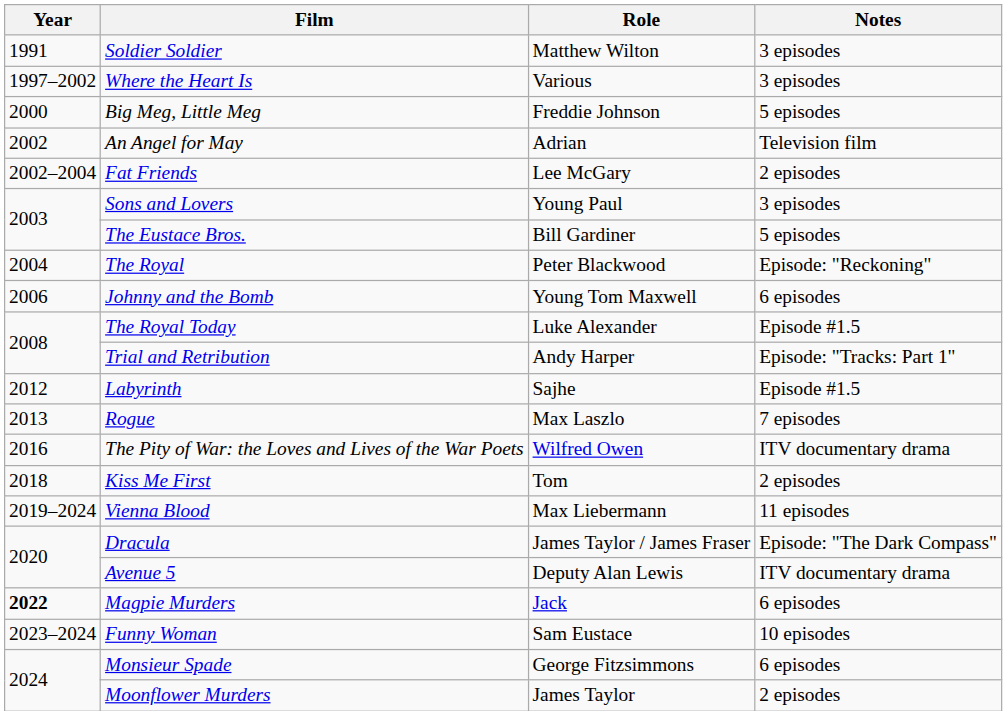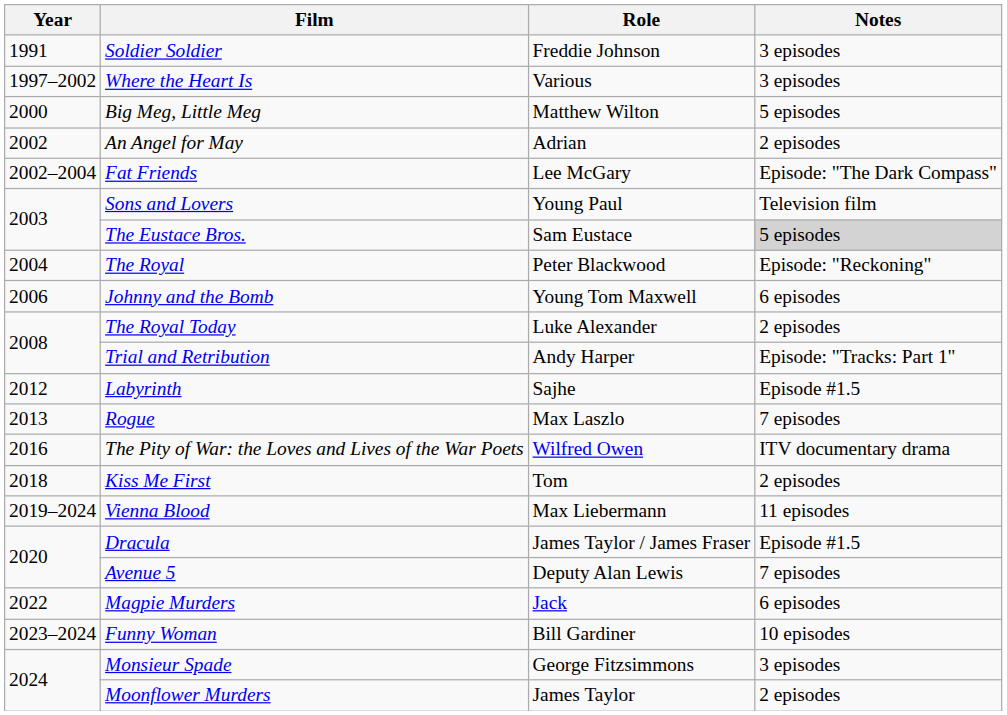(596, 50) Matthew Wilton -> (596, 50) Freddie Johnson
(596, 111) Freddie Johnson -> (596, 111) Matthew Wilton
(818, 142) Television film -> (800, 142) 2 episodes
(800, 173) 2 episodes -> (878, 173) Episode: "The Dark Compass"
(800, 204) 3 episodes -> (818, 204) Television film
(584, 234) Bill Gardiner -> (582, 234) Sam Eustace
(800, 234) no background -> (800, 234) lightgrey background
(810, 326) Episode #1.5 -> (800, 326) 2 episodes
(878, 541) Episode: "The Dark Compass" -> (810, 541) Episode #1.5
(855, 572) ITV documentary drama -> (800, 572) 7 episodes
(28, 603) bold -> (28, 603) normal
(582, 633) Sam Eustace -> (584, 633) Bill Gardiner
(800, 664) 6 episodes -> (800, 664) 3 episodes
